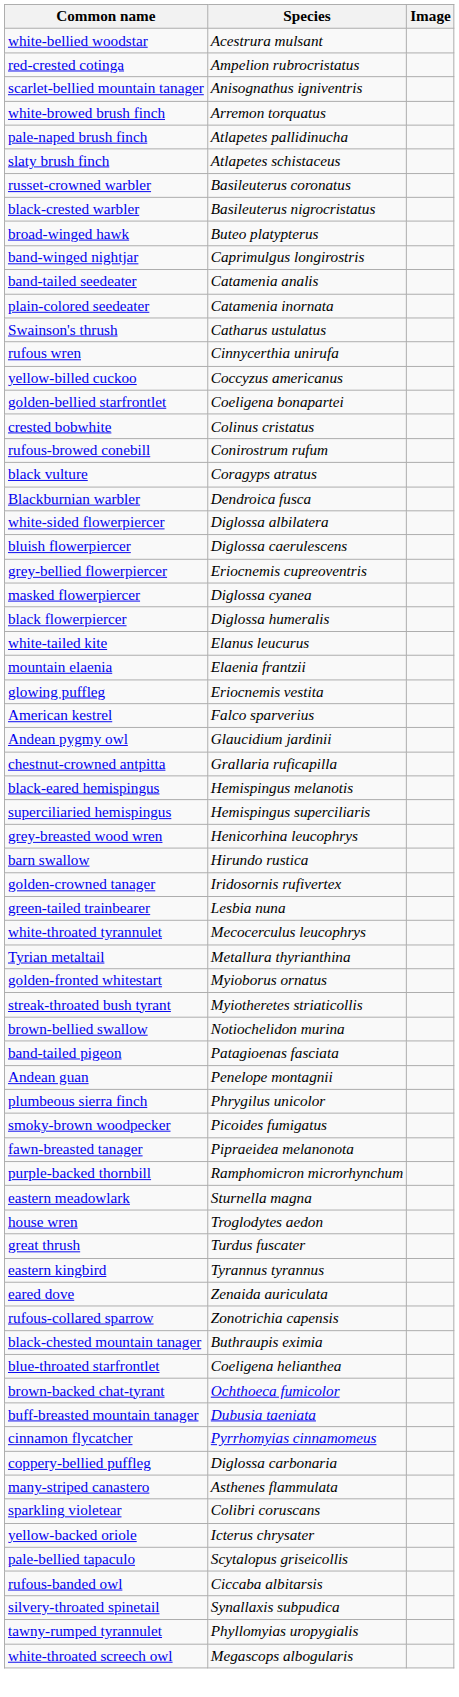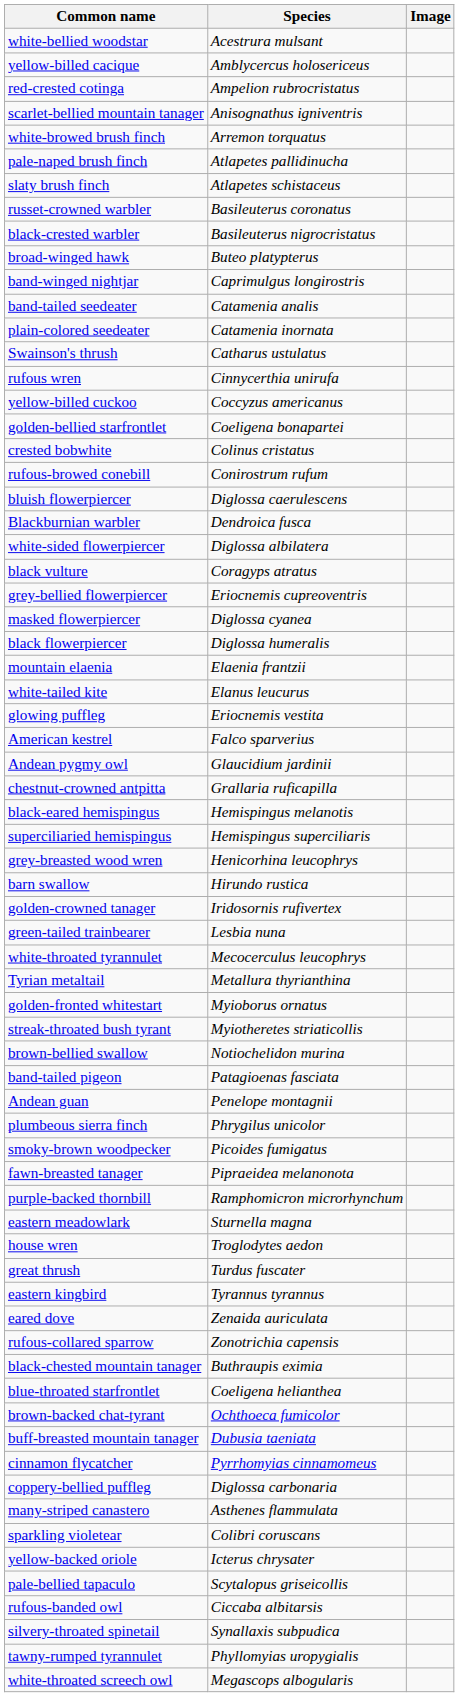+ row: (74, 64)
rows swapped: (48, 474) <-> (69, 546)
rows swapped: (60, 667) <-> (58, 643)
